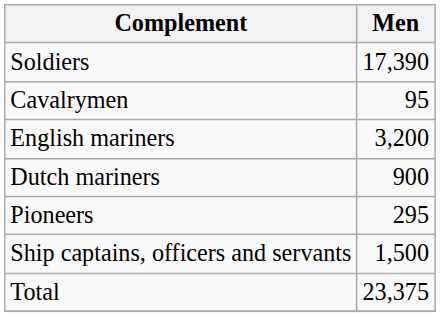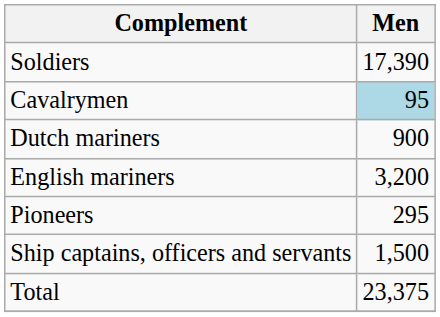(417, 100) no background -> (417, 100) lightblue background
rows swapped: (93, 138) <-> (85, 176)
